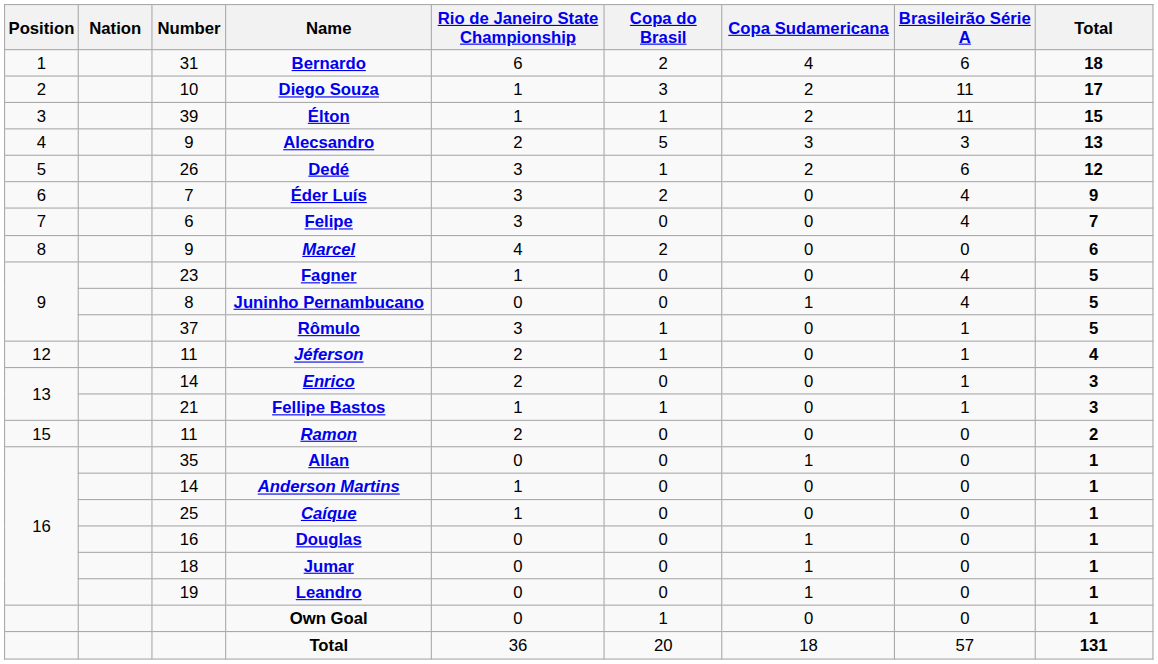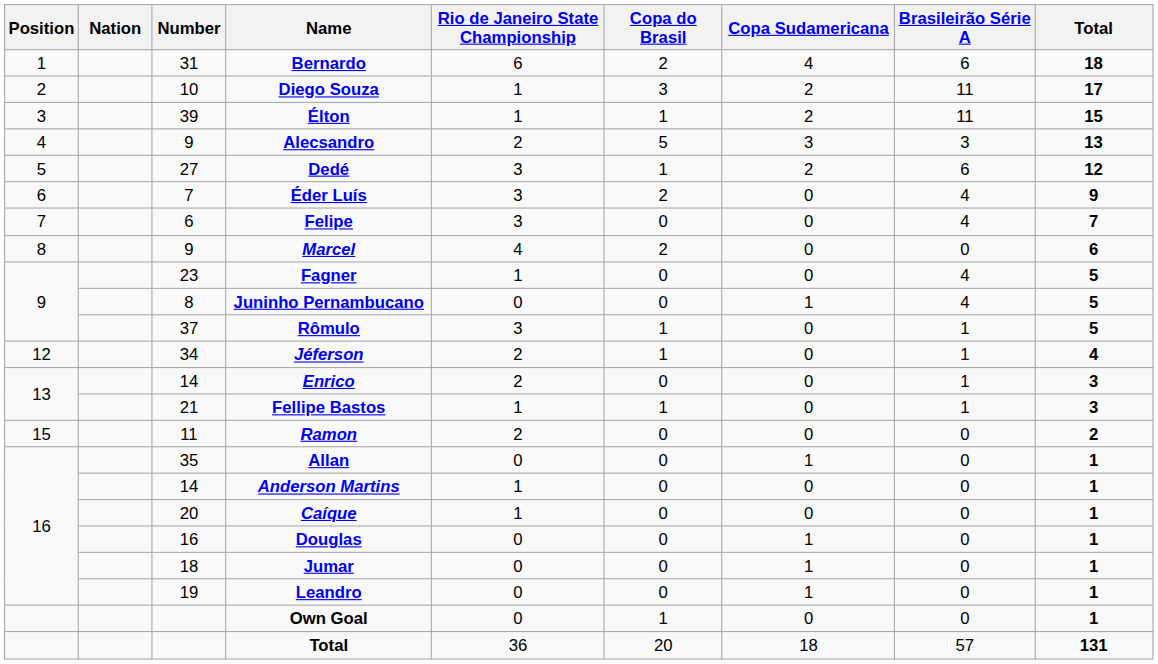(189, 169) 26 -> (189, 169) 27
(189, 354) 11 -> (189, 354) 34
(189, 513) 25 -> (189, 513) 20
